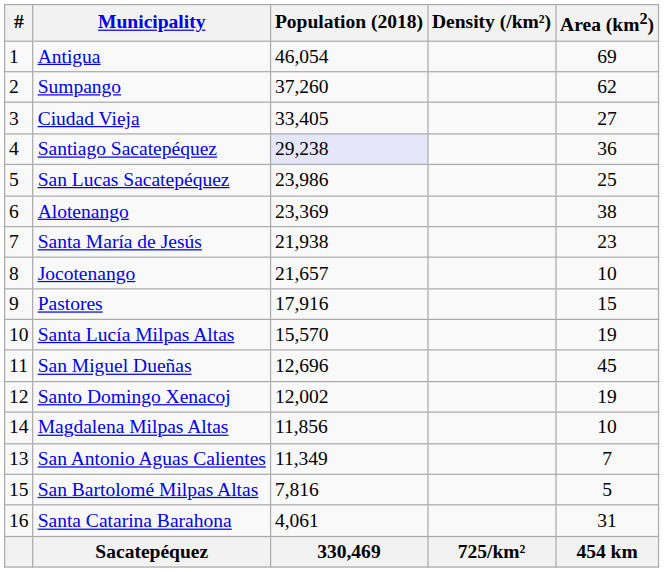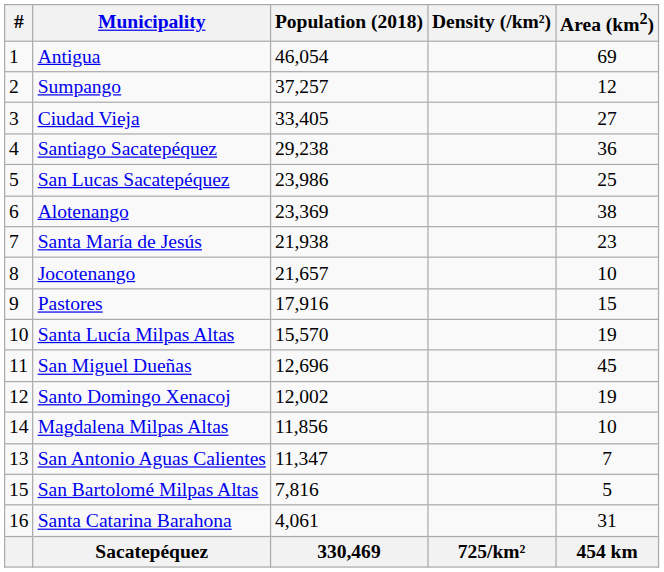(302, 87) 37,260 -> (302, 87) 37,257
(607, 87) 62 -> (607, 87) 12
(302, 149) lavender background -> (302, 149) no background
(301, 458) 11,349 -> (301, 458) 11,347
